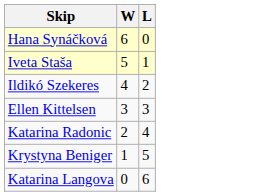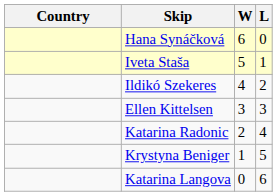+ column: (63, 16)
